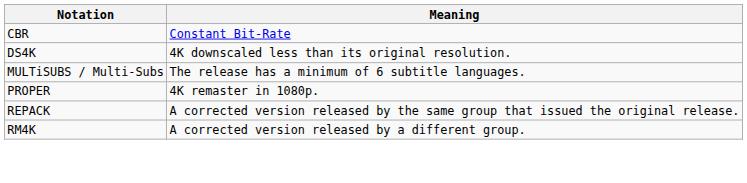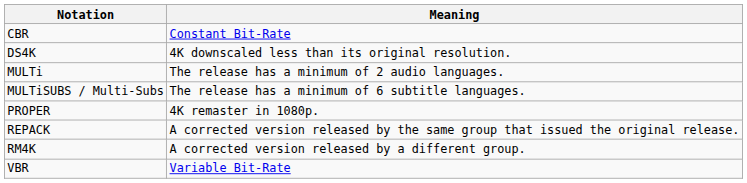+ row: (25, 72)
+ row: (18, 168)
